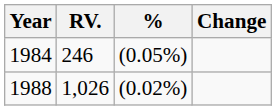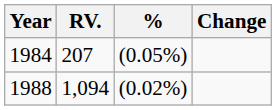(77, 54) 246 -> (77, 54) 207
(85, 88) 1,026 -> (85, 88) 1,094
